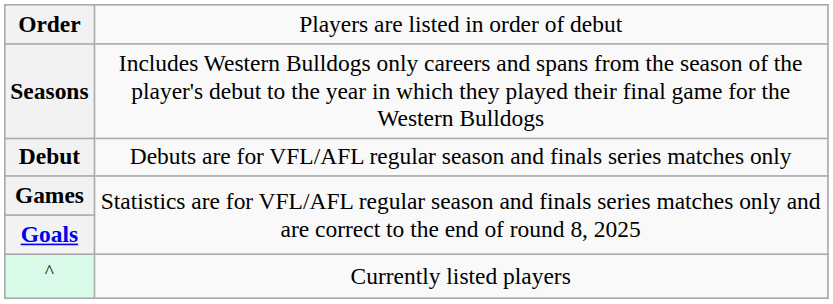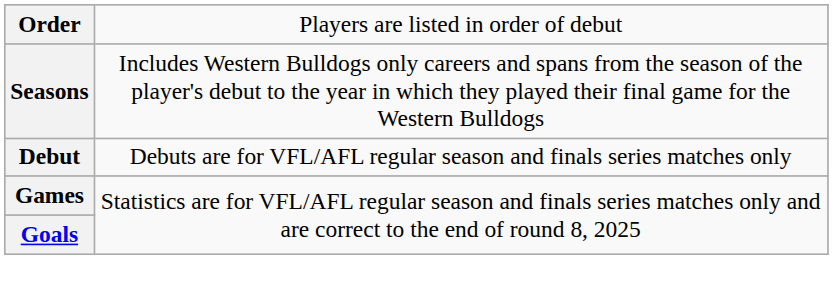- row: (49, 271)
